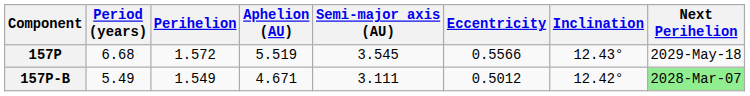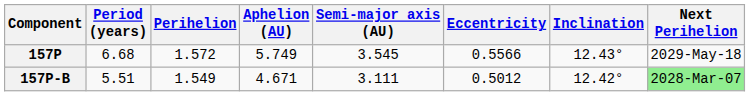(276, 56) 5.519 -> (276, 56) 5.749
(118, 79) 5.49 -> (118, 79) 5.51
